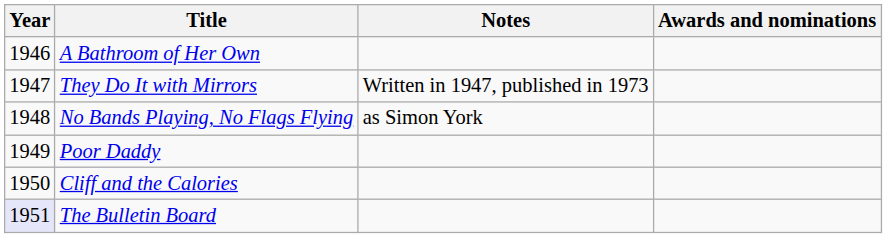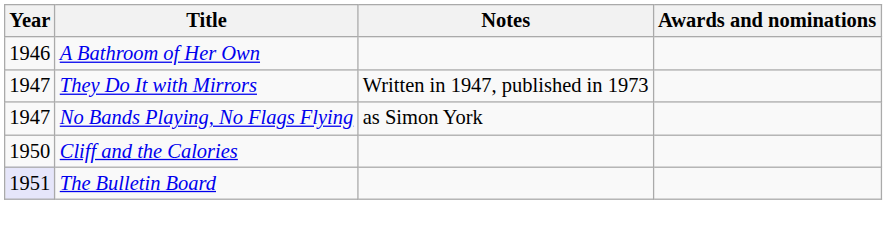(30, 118) 1948 -> (30, 118) 1947
- row: (110, 150)
